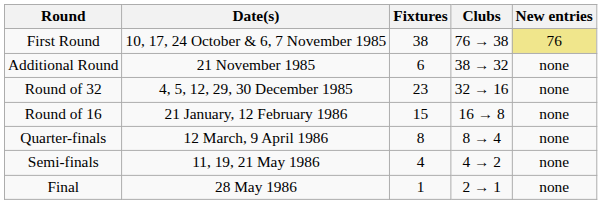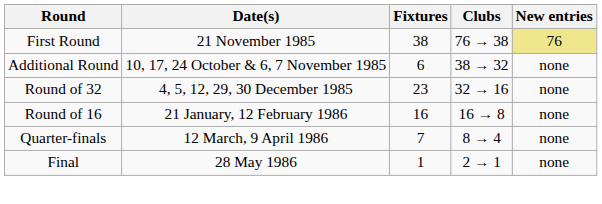(256, 41) 10, 17, 24 October & 6, 7 November 1985 -> (256, 41) 21 November 1985
(256, 65) 21 November 1985 -> (256, 65) 10, 17, 24 October & 6, 7 November 1985
(421, 114) 15 -> (421, 114) 16
(421, 138) 8 -> (421, 138) 7
- row: (63, 162)
